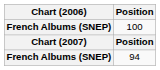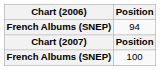rows swapped: (135, 27) <-> (135, 57)
